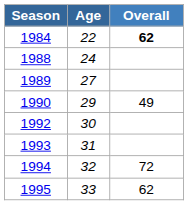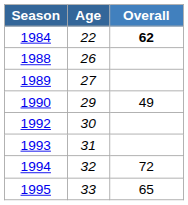(88, 59) 24 -> (88, 59) 26
(146, 189) 62 -> (146, 189) 65
